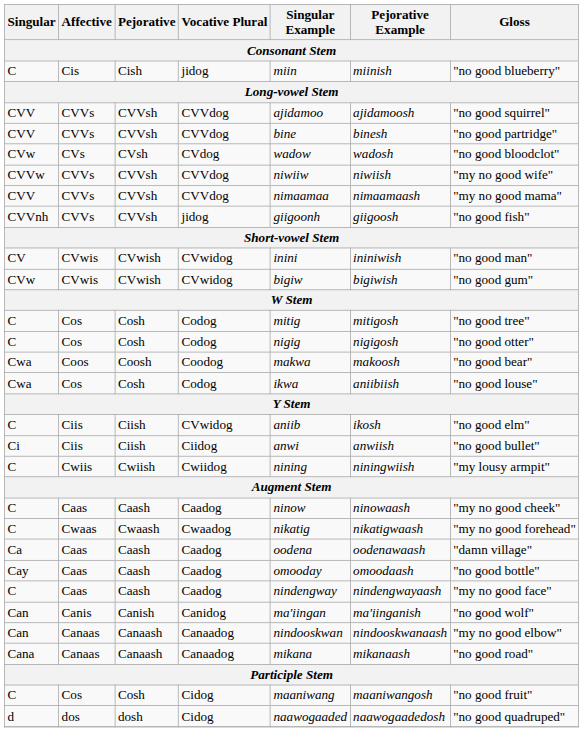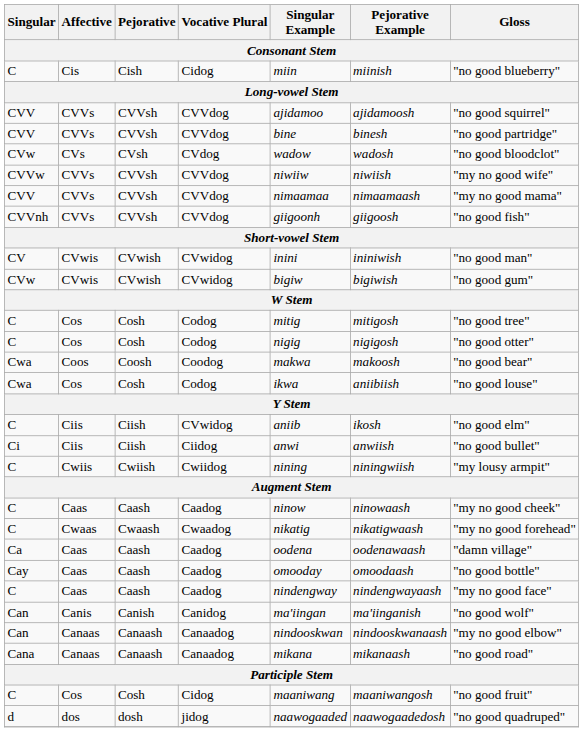(195, 71) jidog -> (198, 71) Cidog
(195, 216) jidog -> (205, 216) CVVdog
(198, 716) Cidog -> (195, 716) jidog
